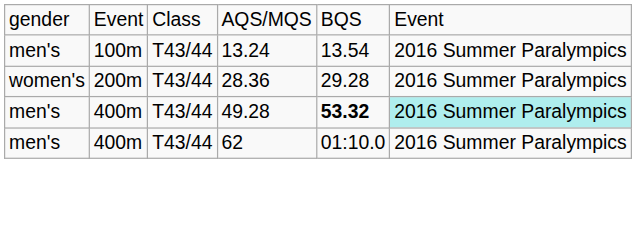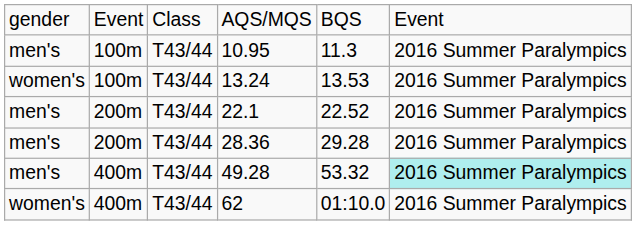+ row: (246, 50)
(35, 50) men's -> (47, 81) women's
(345, 50) 13.54 -> (345, 81) 13.53
+ row: (240, 111)
(47, 81) women's -> (35, 142) men's
(345, 111) bold -> (345, 173) normal
(35, 142) men's -> (47, 204) women's
